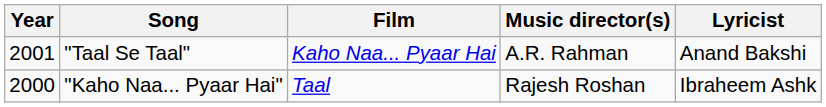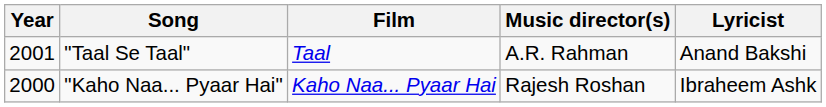(394, 53) Kaho Naa... Pyaar Hai -> (311, 53) Taal
(311, 85) Taal -> (394, 85) Kaho Naa... Pyaar Hai
